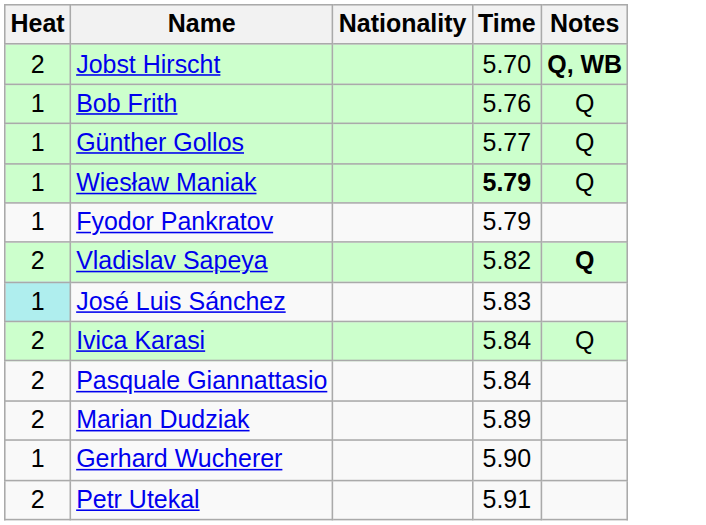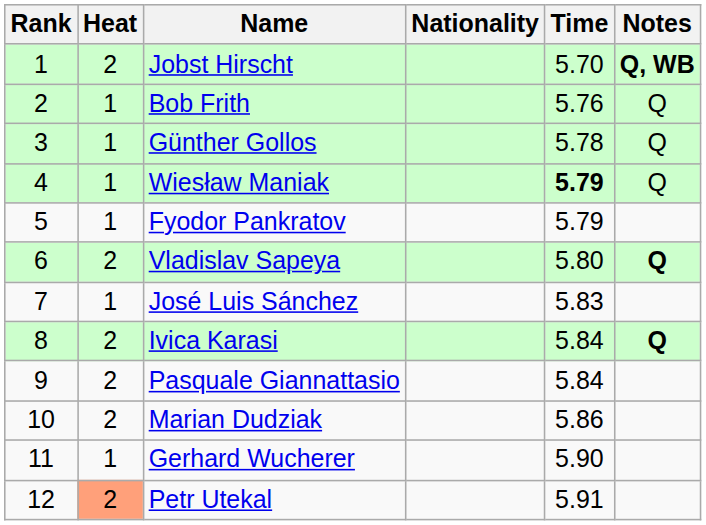+ column: (41, 24)
(507, 143) 5.77 -> (579, 143) 5.78
(507, 261) 5.82 -> (579, 261) 5.80
(38, 301) paleturquoise background -> (110, 301) no background
(585, 340) normal -> (657, 340) bold
(507, 420) 5.89 -> (579, 420) 5.86
(38, 499) no background -> (110, 499) lightsalmon background
